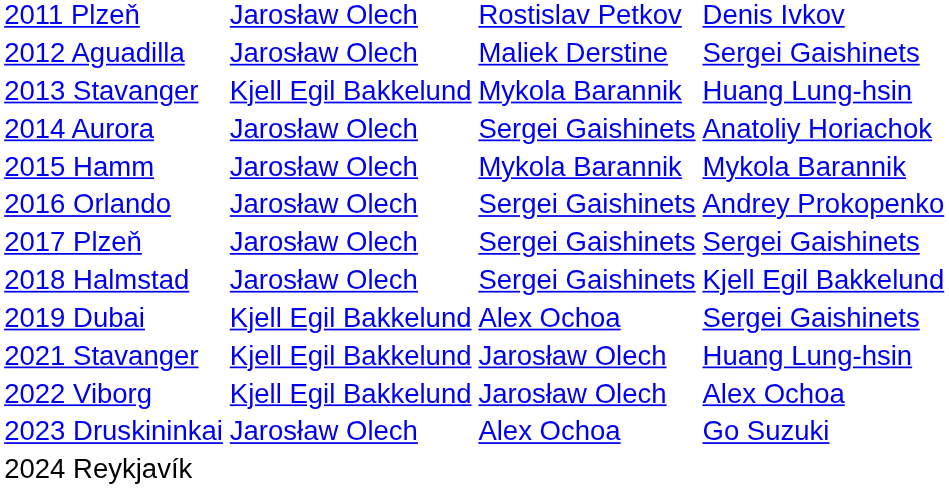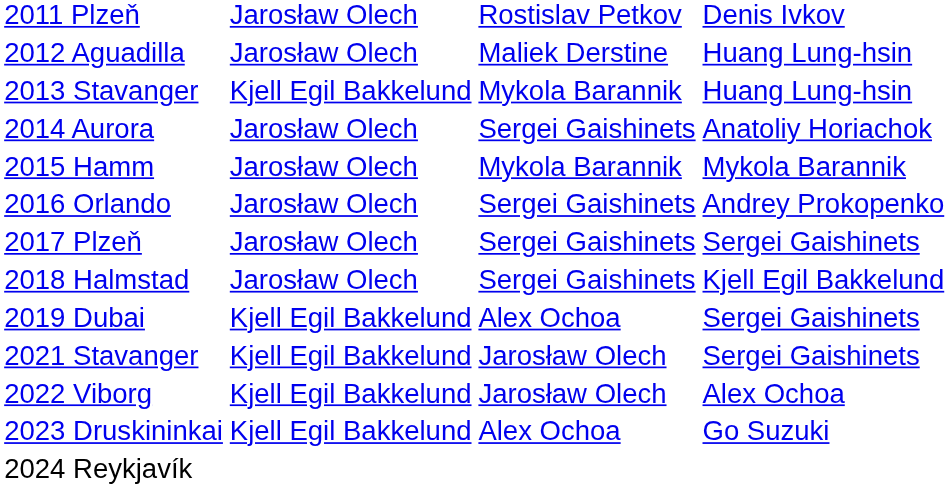(811, 53) Sergei Gaishinets -> (807, 53) Huang Lung-hsin
(807, 355) Huang Lung-hsin -> (811, 355) Sergei Gaishinets
(324, 431) Jarosław Olech -> (351, 431) Kjell Egil Bakkelund
